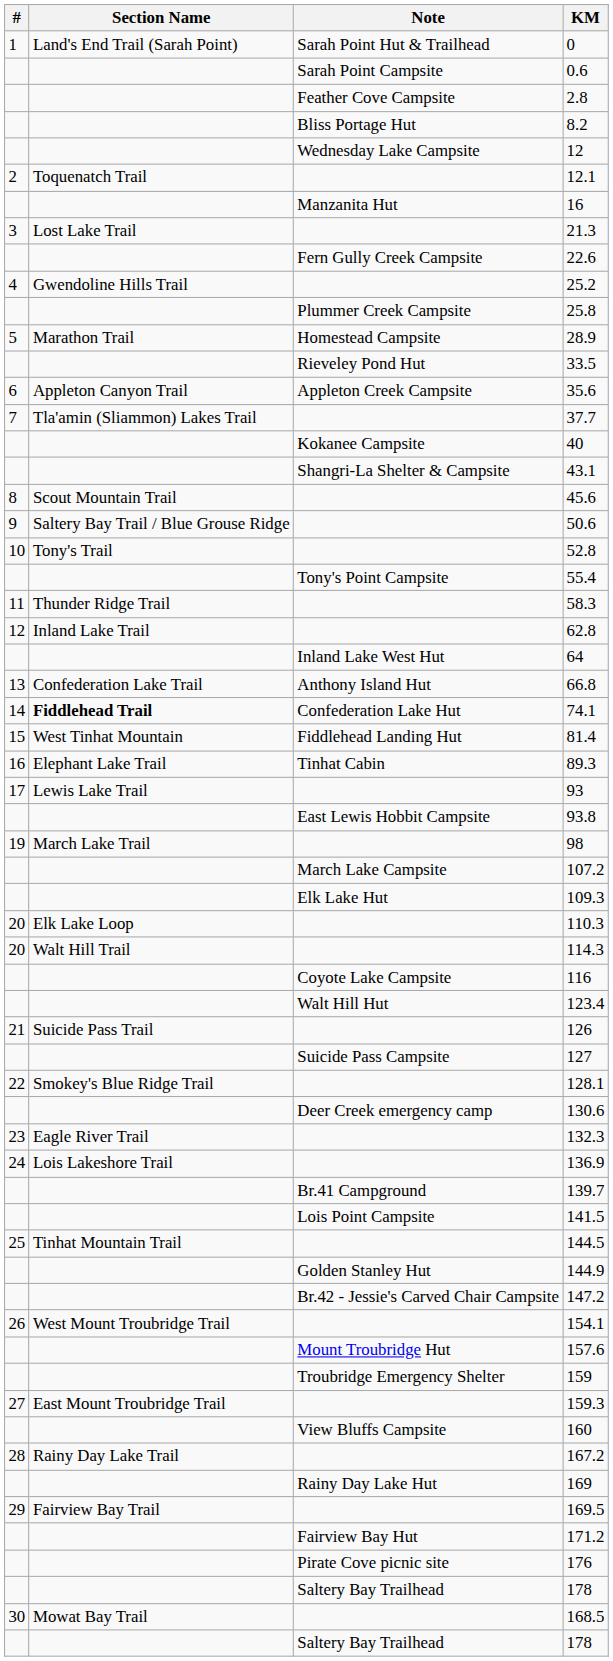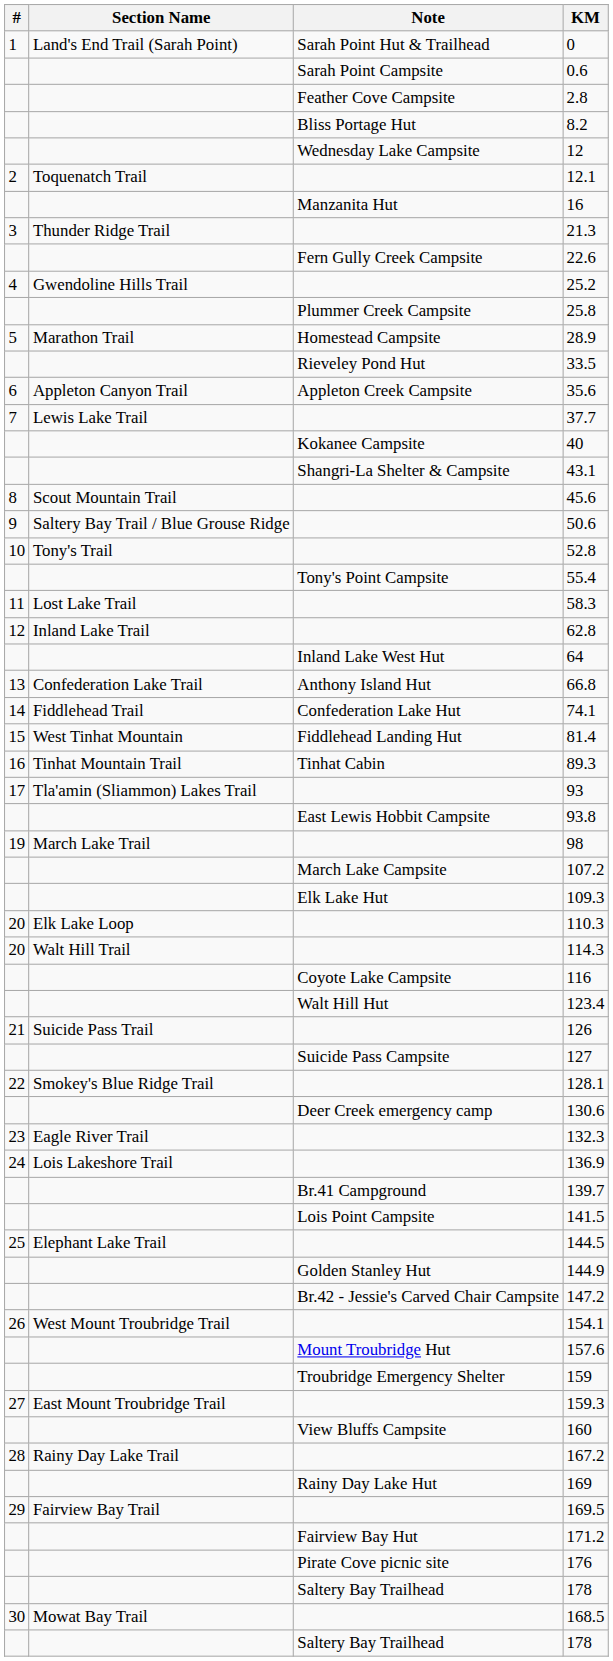(85, 230) Lost Lake Trail -> (102, 230) Thunder Ridge Trail
(145, 417) Tla'amin (Sliammon) Lakes Trail -> (90, 417) Lewis Lake Trail
(102, 603) Thunder Ridge Trail -> (85, 603) Lost Lake Trail
(93, 710) bold -> (88, 710) normal
(100, 763) Elephant Lake Trail -> (107, 763) Tinhat Mountain Trail
(90, 790) Lewis Lake Trail -> (145, 790) Tla'amin (Sliammon) Lakes Trail
(107, 1243) Tinhat Mountain Trail -> (100, 1243) Elephant Lake Trail
